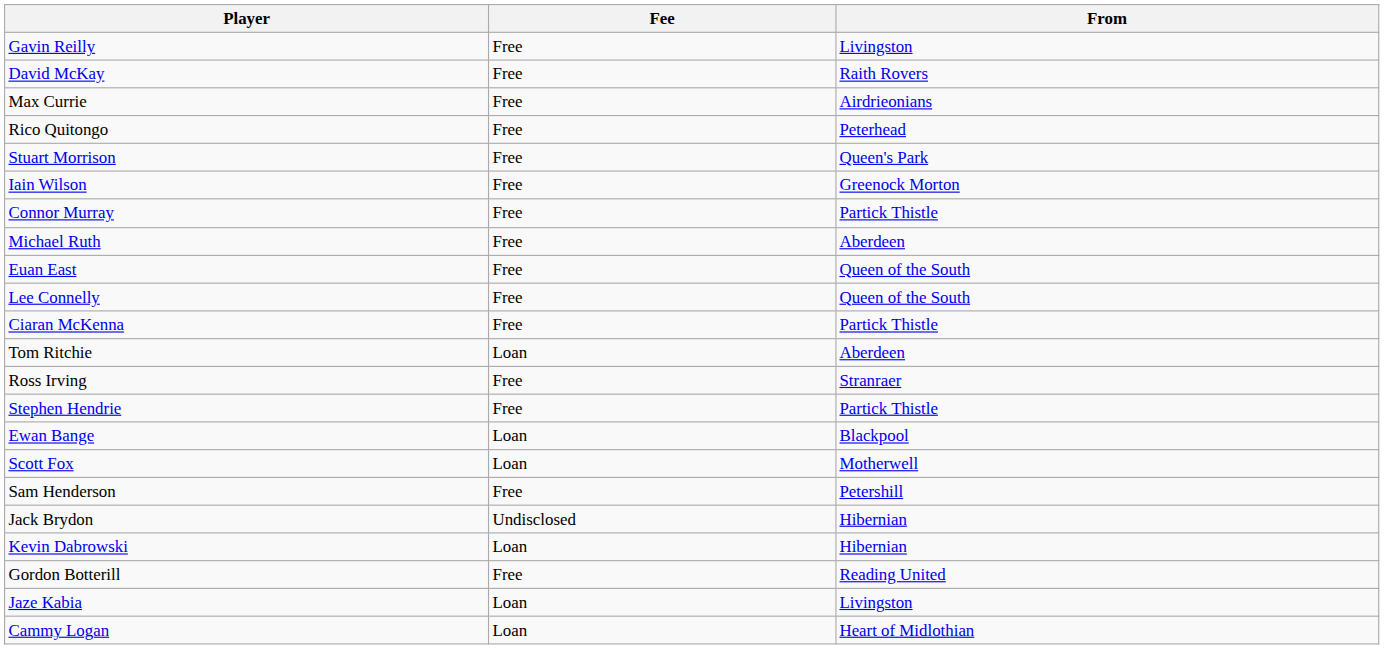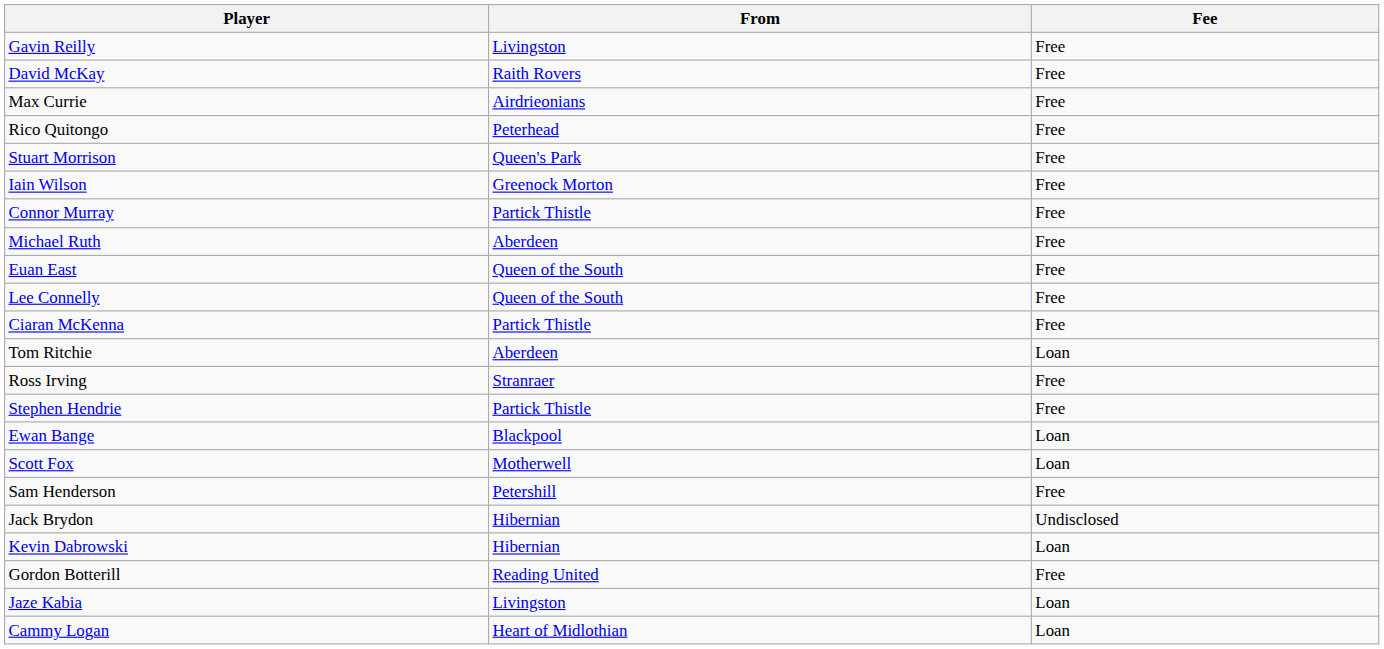columns swapped: (1107, 18) <-> (662, 18)
